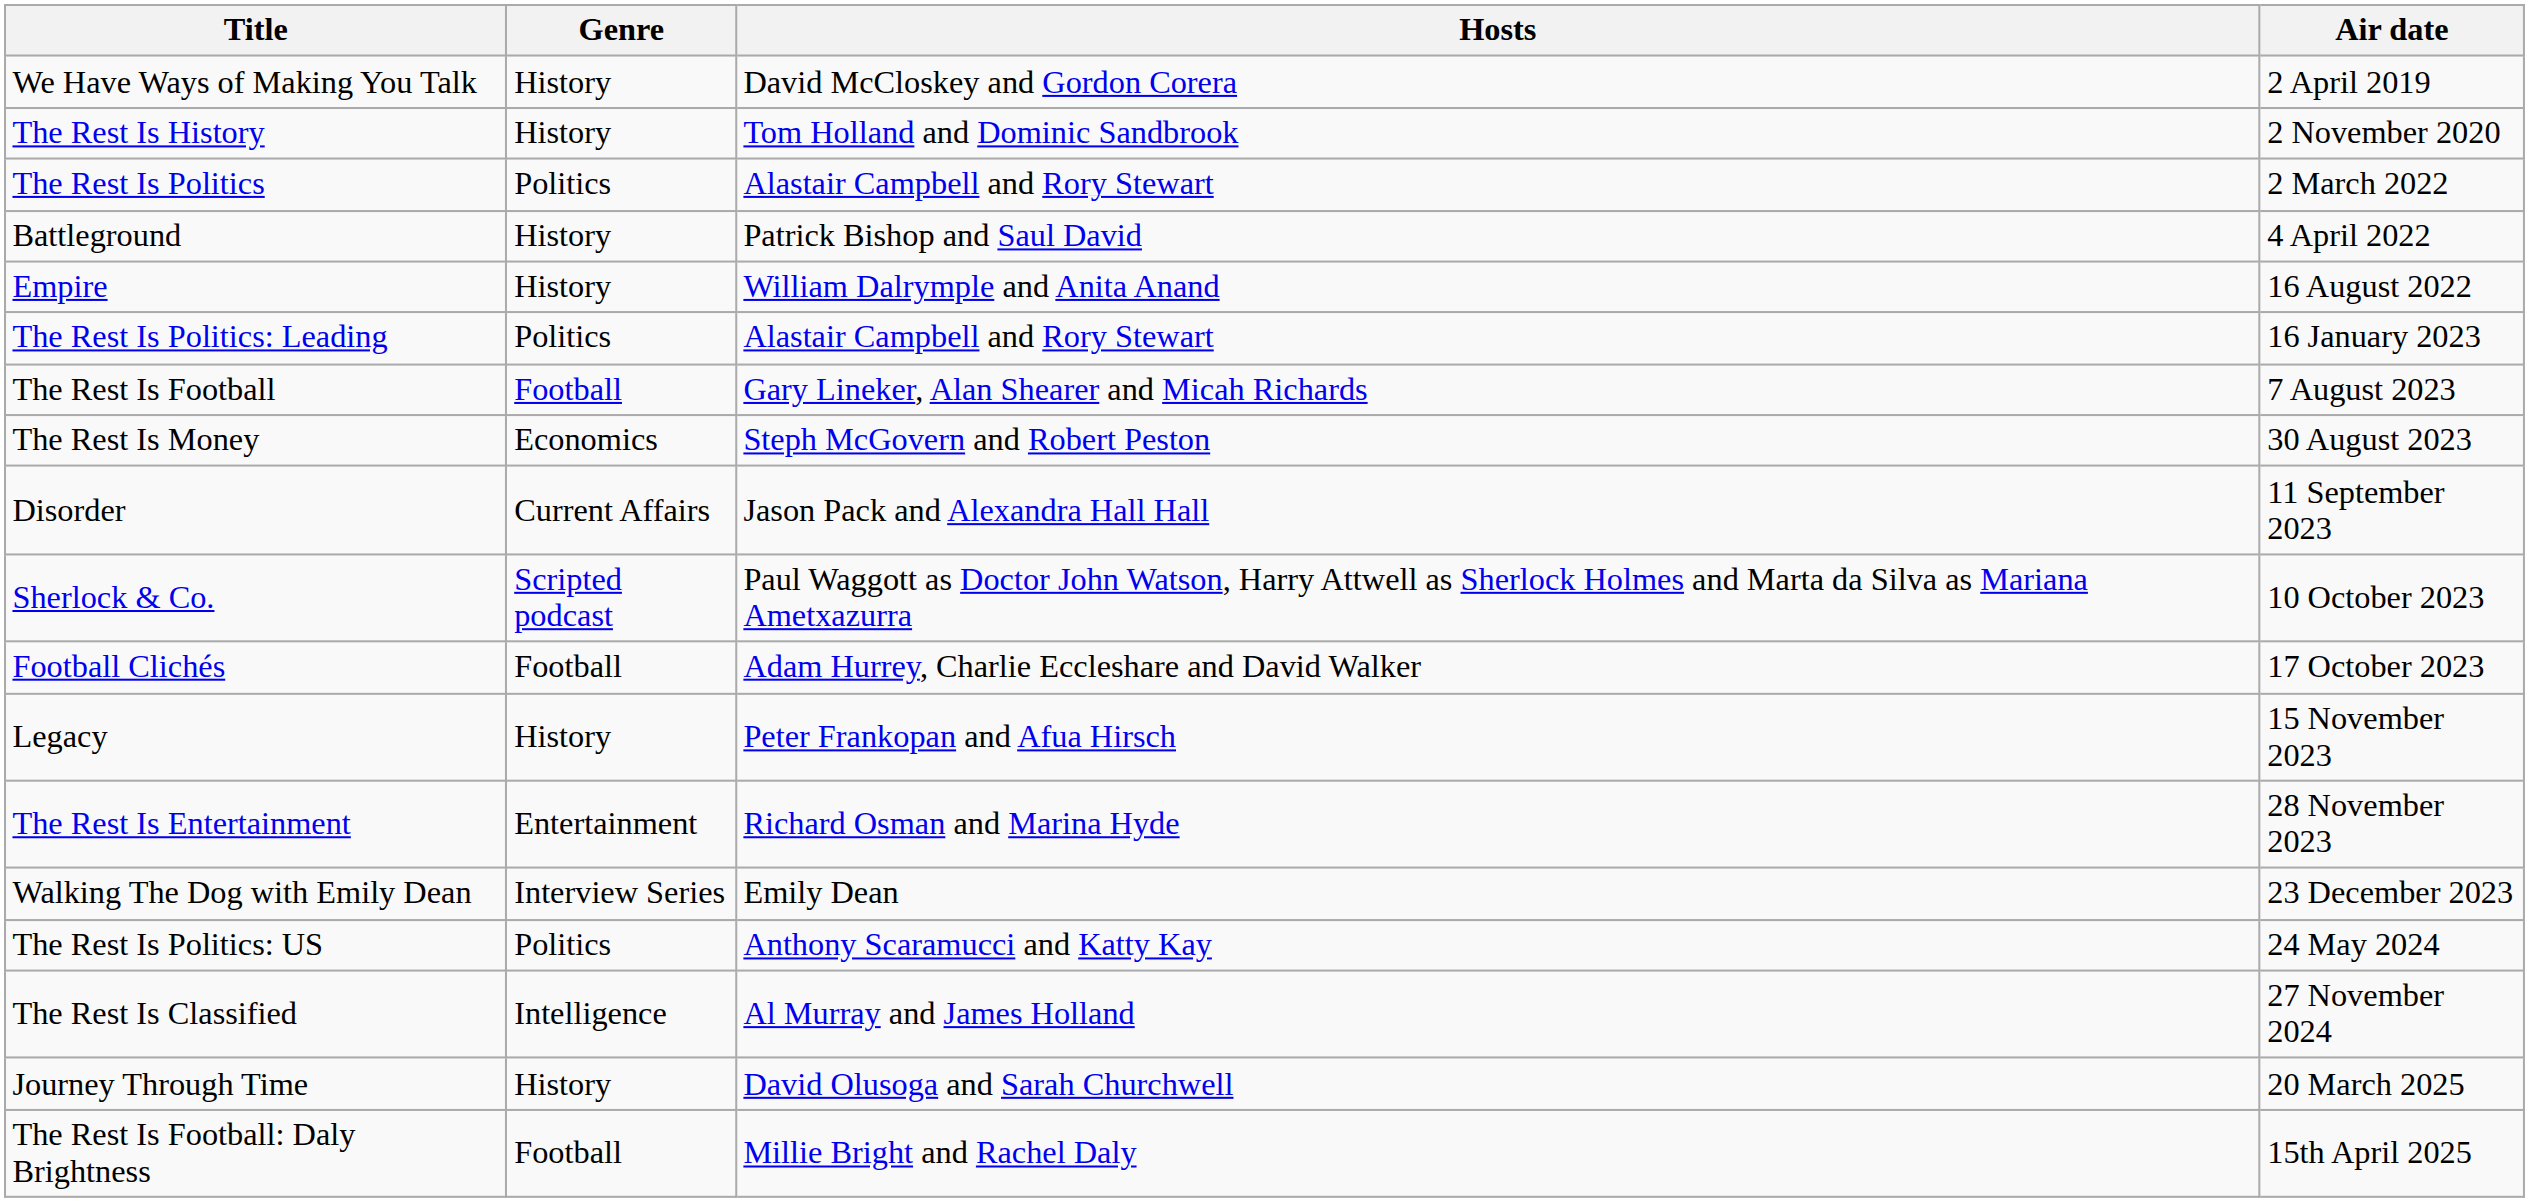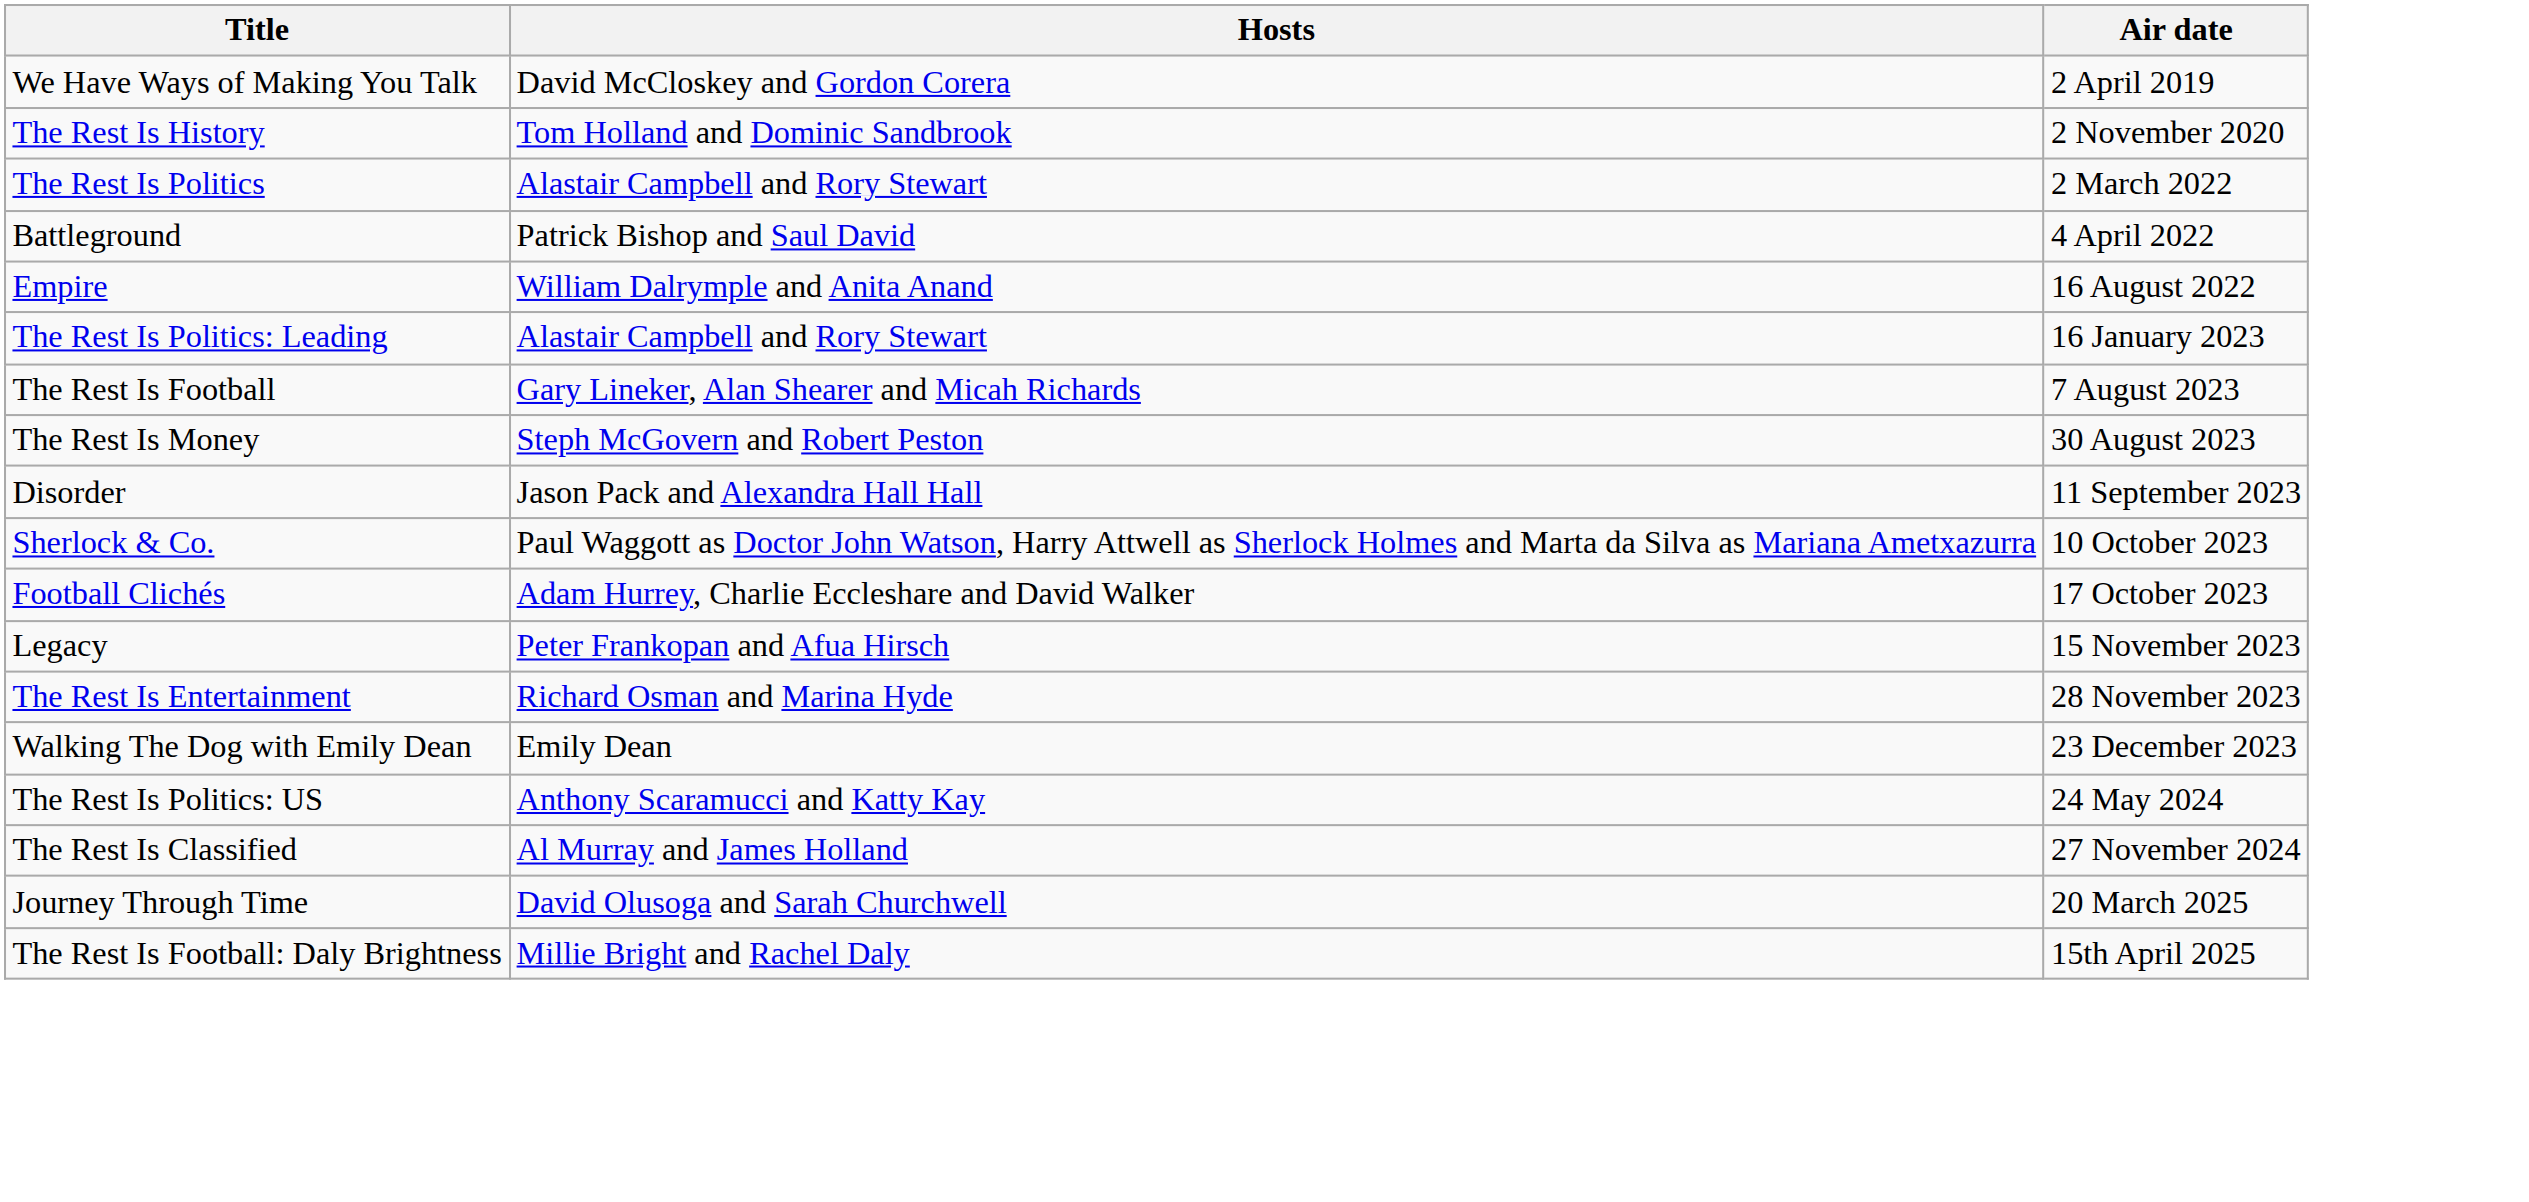- column: (621, 30)
